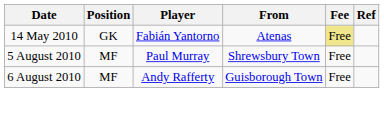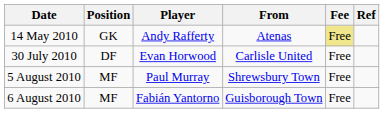(178, 35) Fabián Yantorno -> (178, 35) Andy Rafferty
+ row: (44, 56)
(178, 77) Andy Rafferty -> (178, 98) Fabián Yantorno
